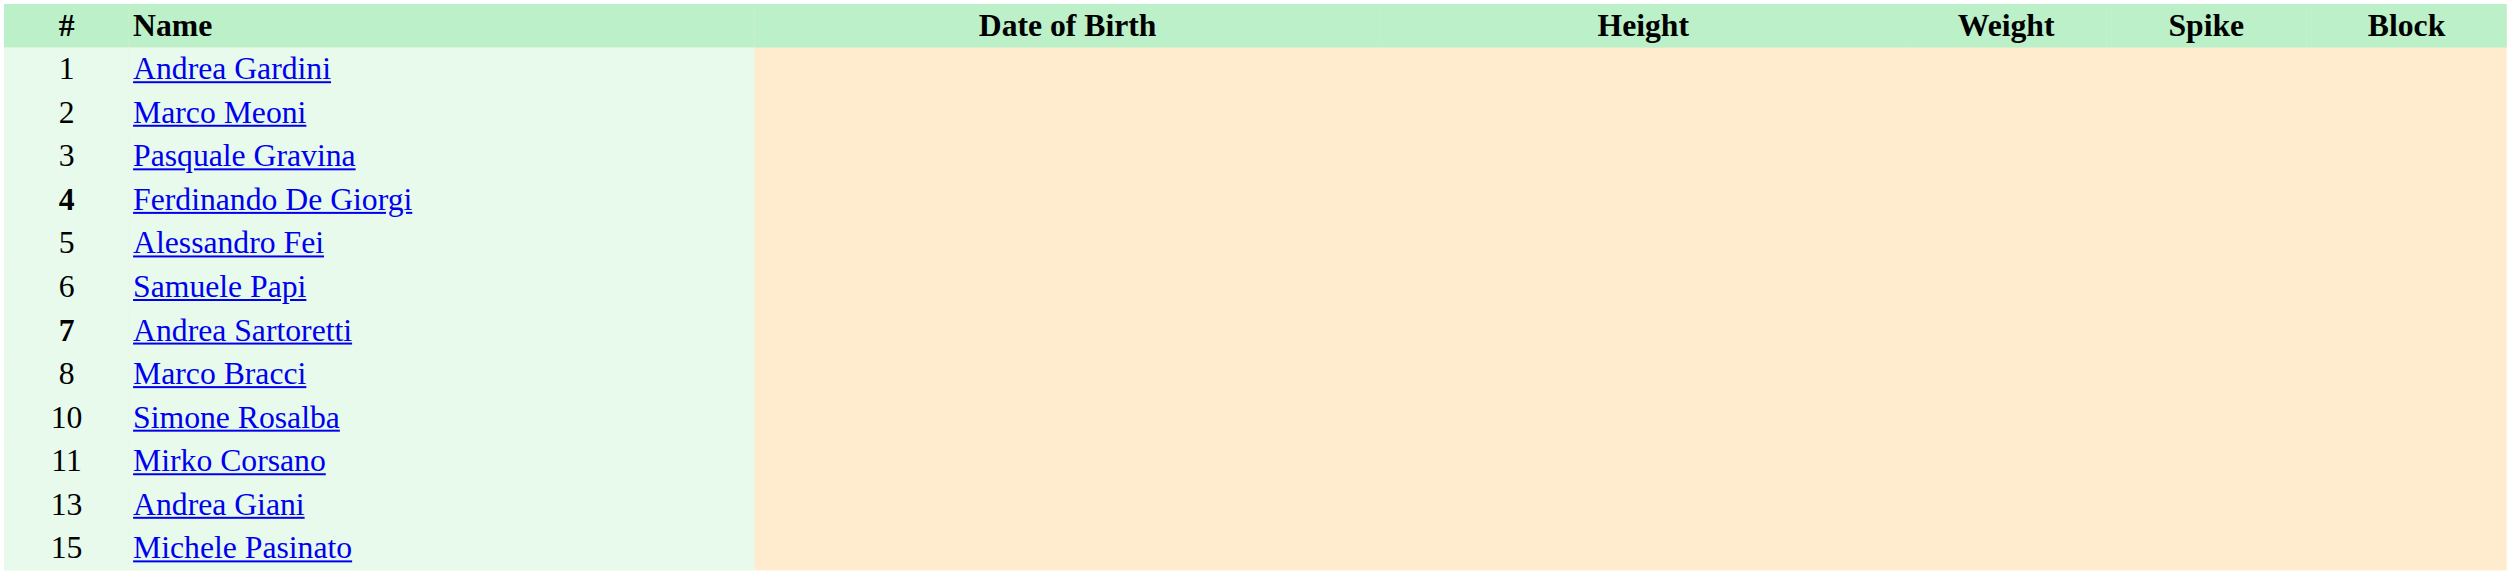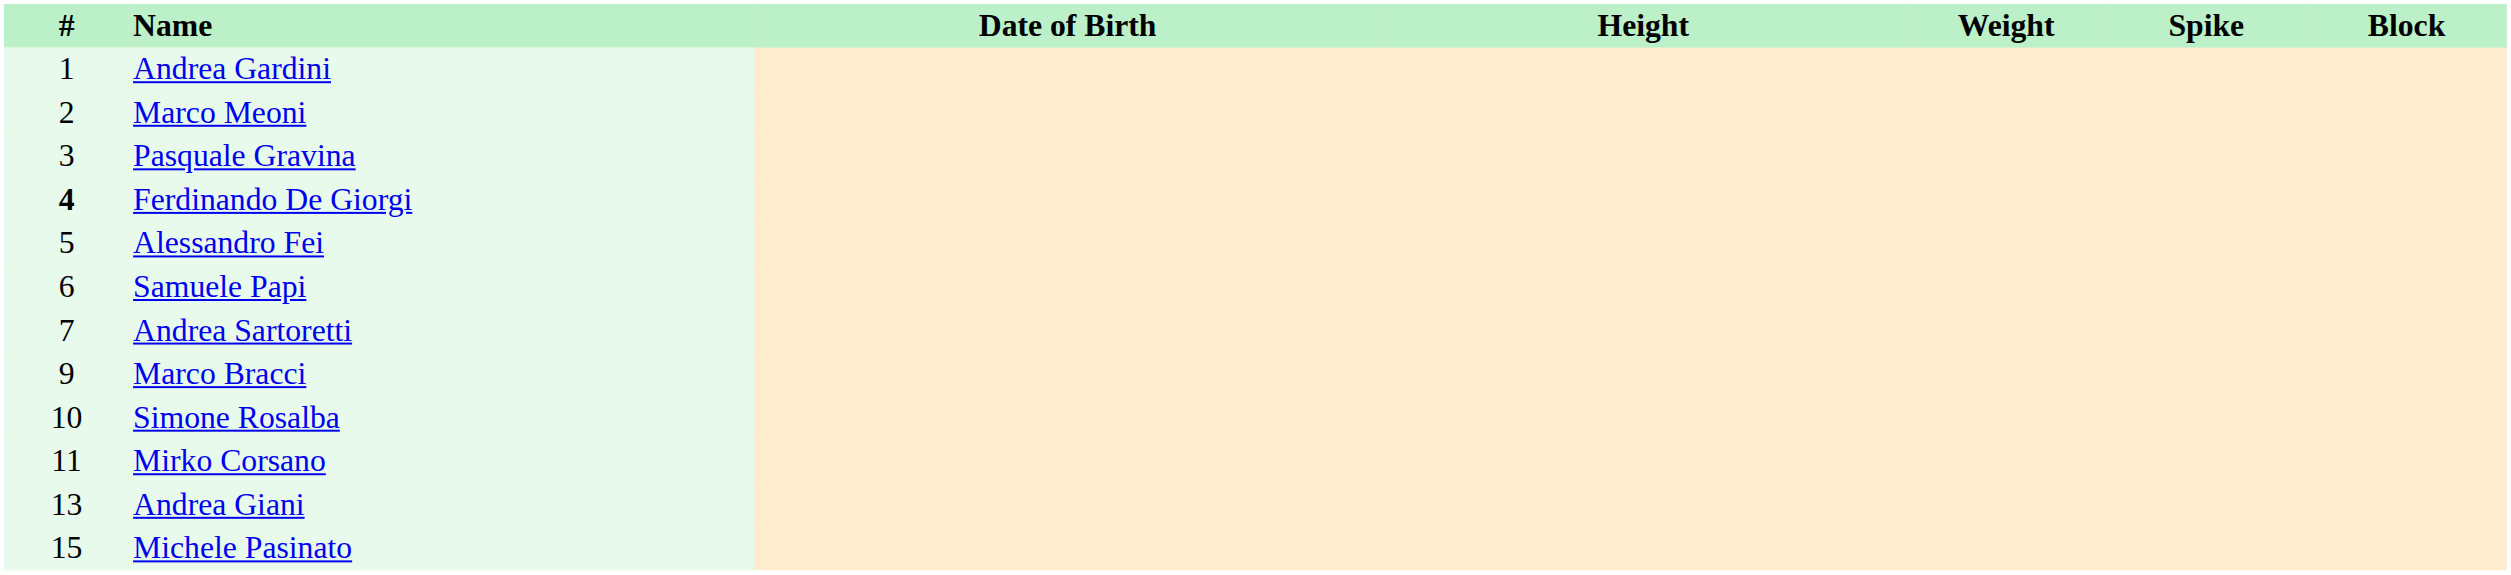(67, 330) bold -> (67, 330) normal
(67, 373) 8 -> (67, 373) 9
